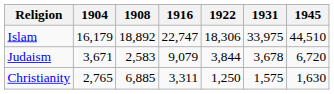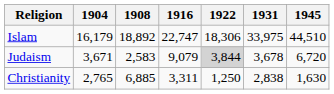(226, 57) no background -> (226, 57) lightgrey background
(268, 78) 1,575 -> (268, 78) 2,838
